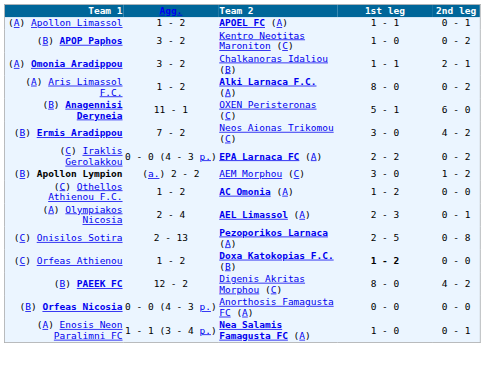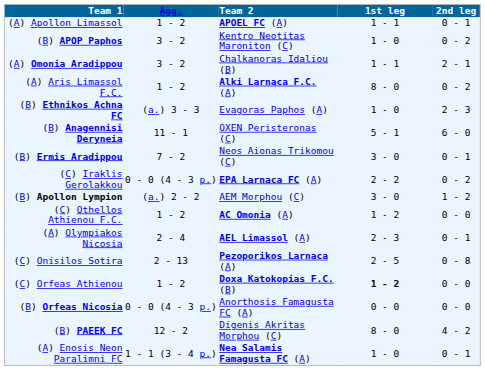+ row: (71, 110)
(456, 133) 4 - 2 -> (456, 156) 0 - 1
rows swapped: (71, 307) <-> (88, 284)
